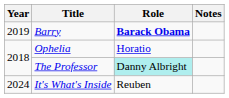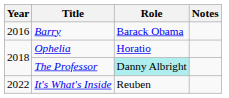(18, 31) 2019 -> (18, 31) 2016
(153, 31) bold -> (150, 31) normal
(18, 84) 2024 -> (18, 84) 2022
